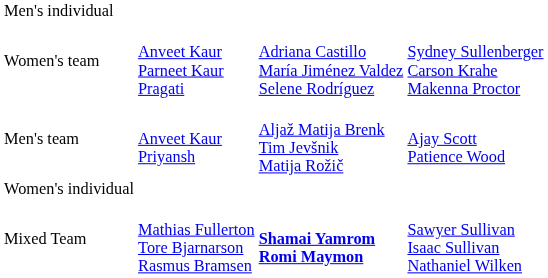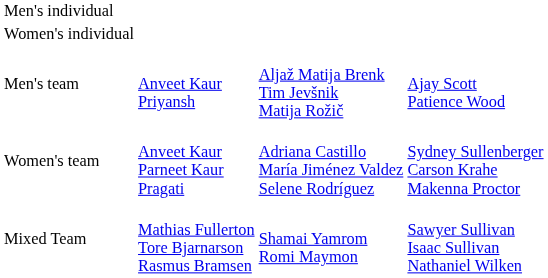rows swapped: (69, 188) <-> (52, 61)
(317, 247) bold -> (313, 247) normal
